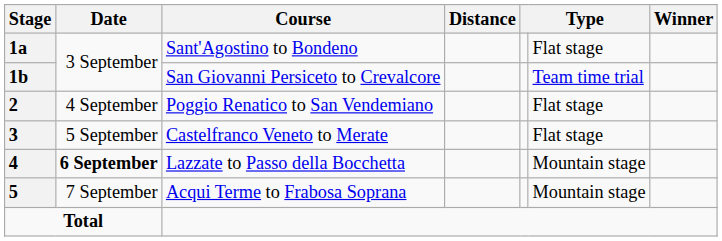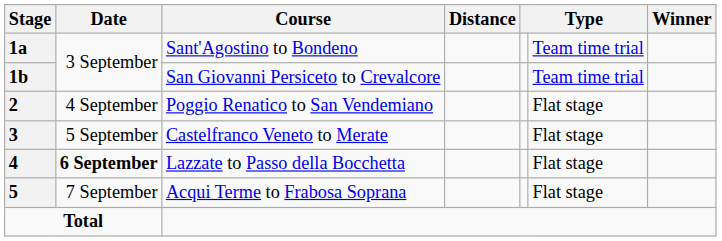(568, 47) Flat stage -> (588, 47) Team time trial
(589, 163) Mountain stage -> (568, 163) Flat stage
(589, 192) Mountain stage -> (568, 192) Flat stage
